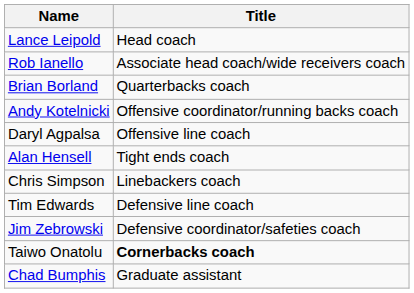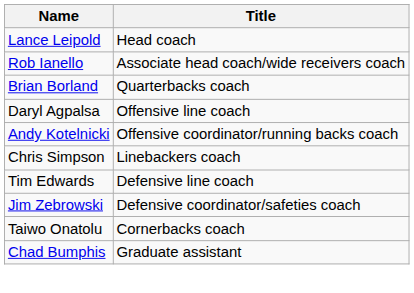rows swapped: (59, 110) <-> (54, 134)
- row: (50, 157)
(186, 252) bold -> (181, 228) normal
